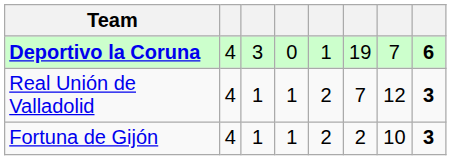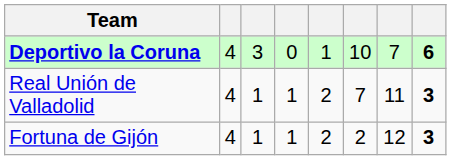(360, 52) 19 -> (360, 52) 10
(394, 95) 12 -> (394, 95) 11
(394, 138) 10 -> (394, 138) 12
